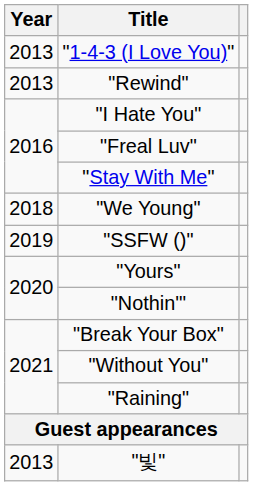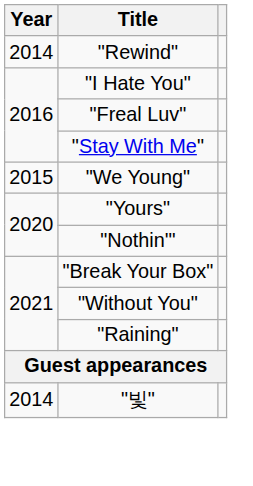- row: (148, 51)
(31, 83) 2013 -> (31, 51) 2014
(31, 209) 2018 -> (31, 177) 2015
- row: (148, 240)
(31, 462) 2013 -> (31, 399) 2014
